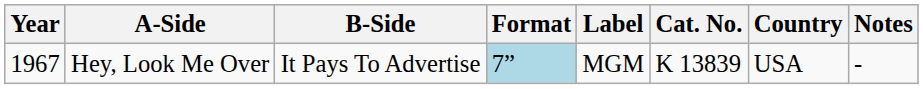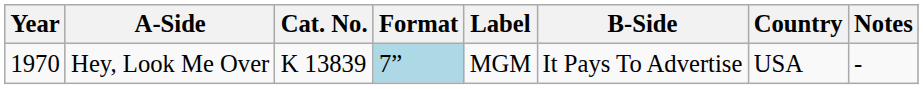columns swapped: (381, 24) <-> (699, 24)
(35, 63) 1967 -> (35, 63) 1970
